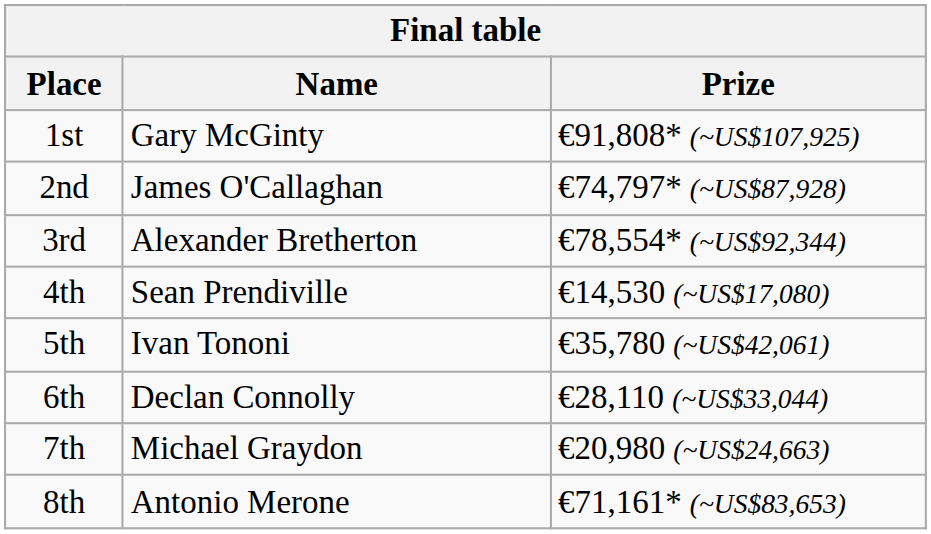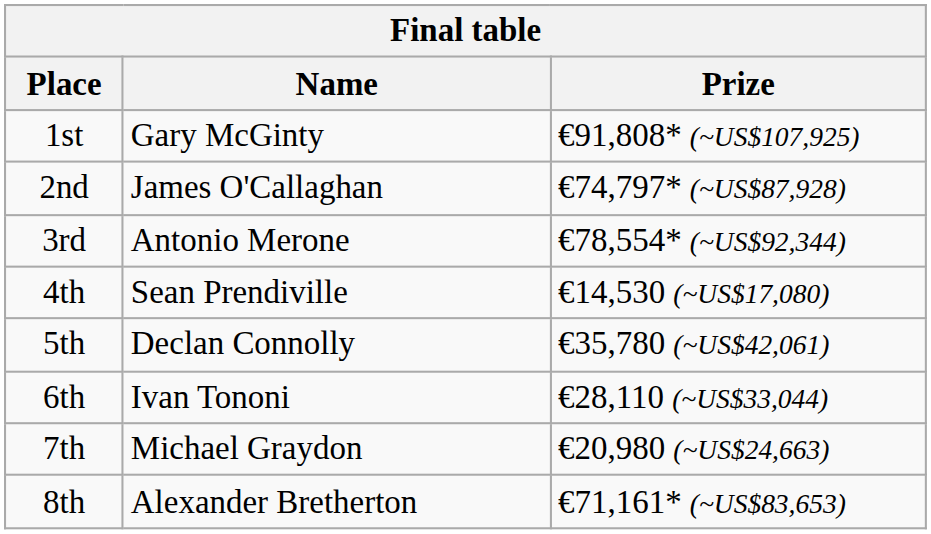(274, 239) Alexander Bretherton -> (240, 239) Antonio Merone
(210, 344) Ivan Tononi -> (243, 344) Declan Connolly
(243, 396) Declan Connolly -> (210, 396) Ivan Tononi
(240, 501) Antonio Merone -> (274, 501) Alexander Bretherton
